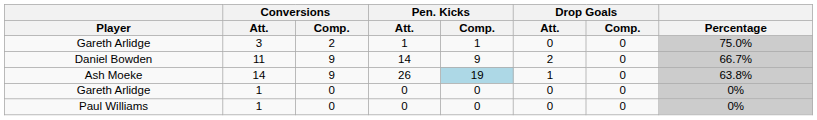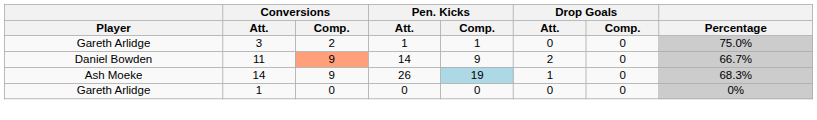(332, 60) no background -> (332, 60) lightsalmon background
(736, 75) 63.8% -> (736, 75) 68.3%
- row: (114, 107)
